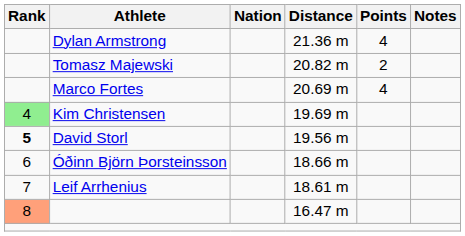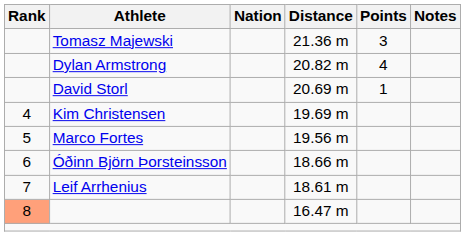(109, 41) Dylan Armstrong -> (113, 41) Tomasz Majewski
(383, 41) 4 -> (383, 41) 3
(113, 65) Tomasz Majewski -> (109, 65) Dylan Armstrong
(383, 65) 2 -> (383, 65) 4
(98, 89) Marco Fortes -> (90, 89) David Storl
(383, 89) 4 -> (383, 89) 1
(27, 114) lightgreen background -> (27, 114) no background
(27, 138) bold -> (27, 138) normal
(90, 138) David Storl -> (98, 138) Marco Fortes
